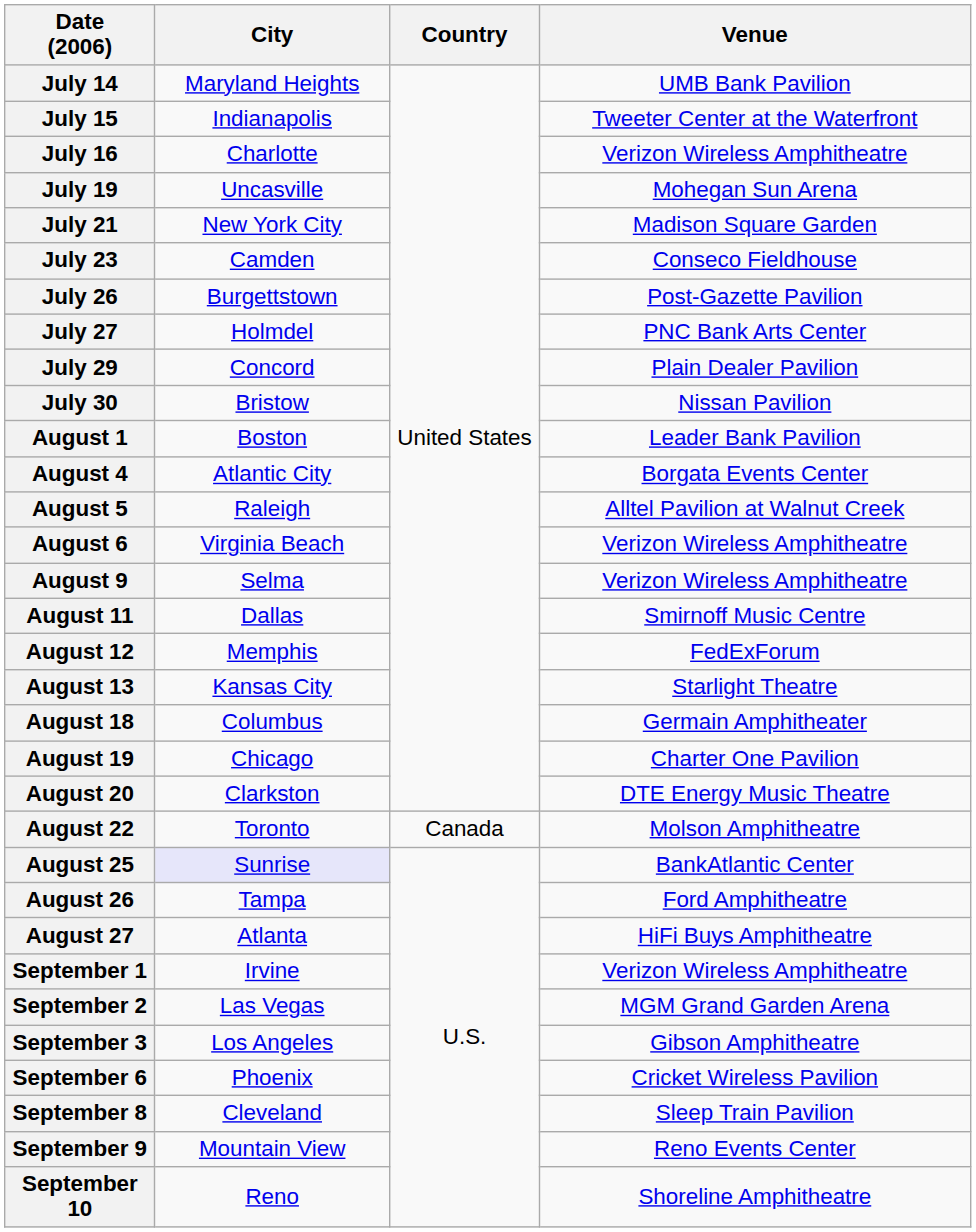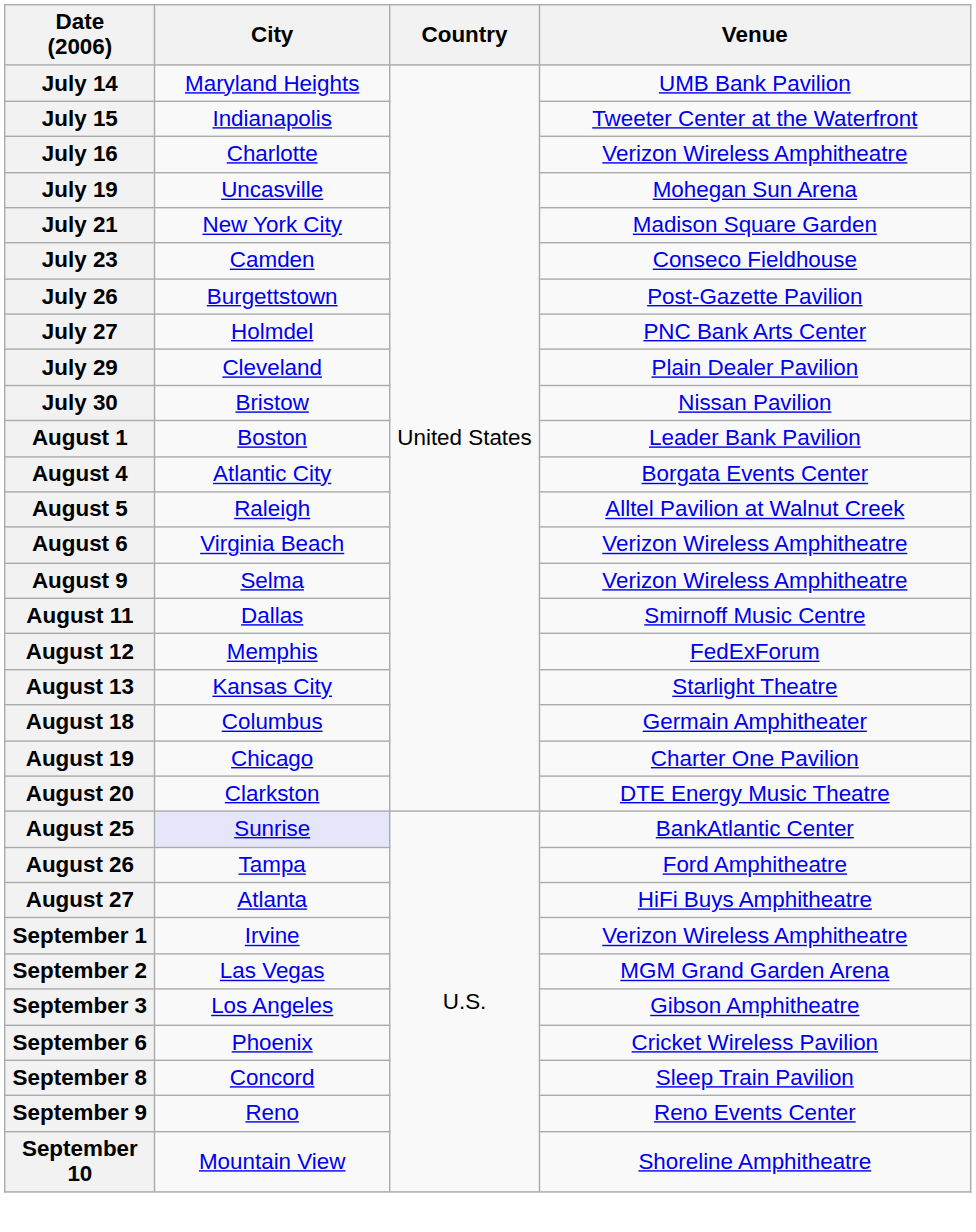(272, 367) Concord -> (272, 367) Cleveland
- row: (80, 829)
(272, 1113) Cleveland -> (272, 1077) Concord
(272, 1148) Mountain View -> (272, 1113) Reno
(272, 1196) Reno -> (272, 1161) Mountain View
